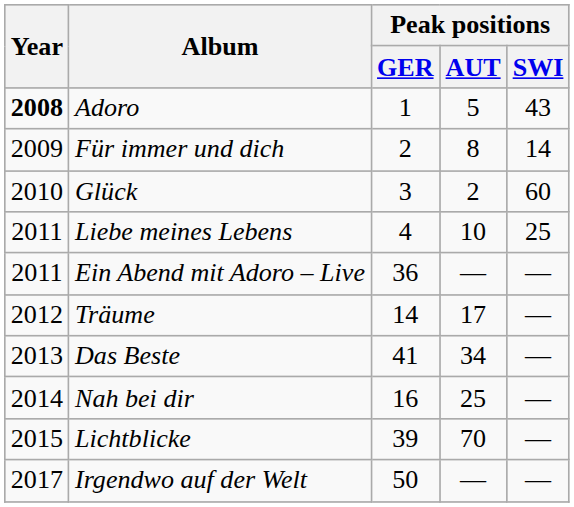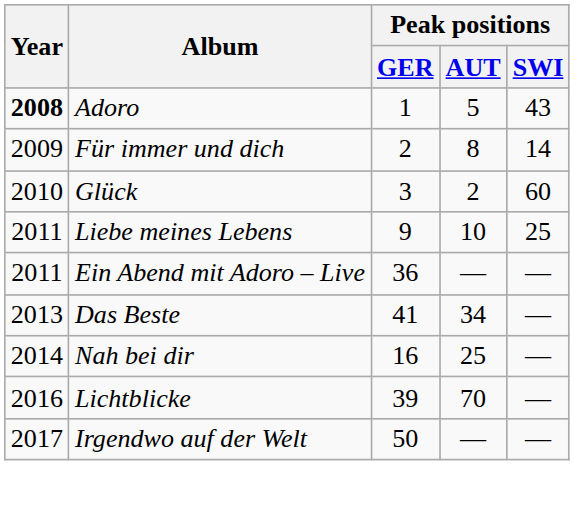(405, 231) 4 -> (405, 231) 9
- row: (115, 314)
(37, 438) 2015 -> (37, 397) 2016
